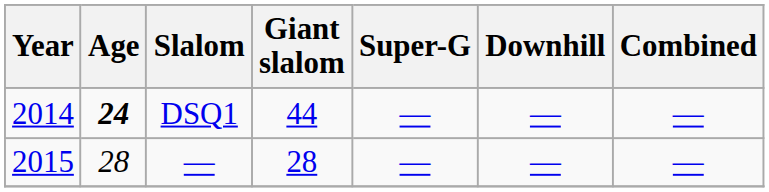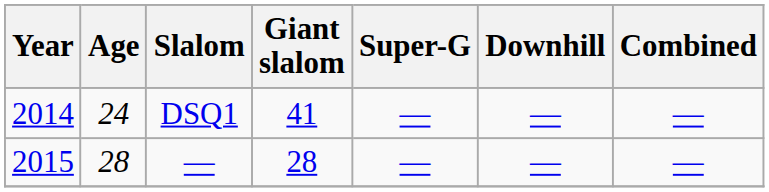(114, 112) bold -> (114, 112) normal
(302, 112) 44 -> (302, 112) 41
